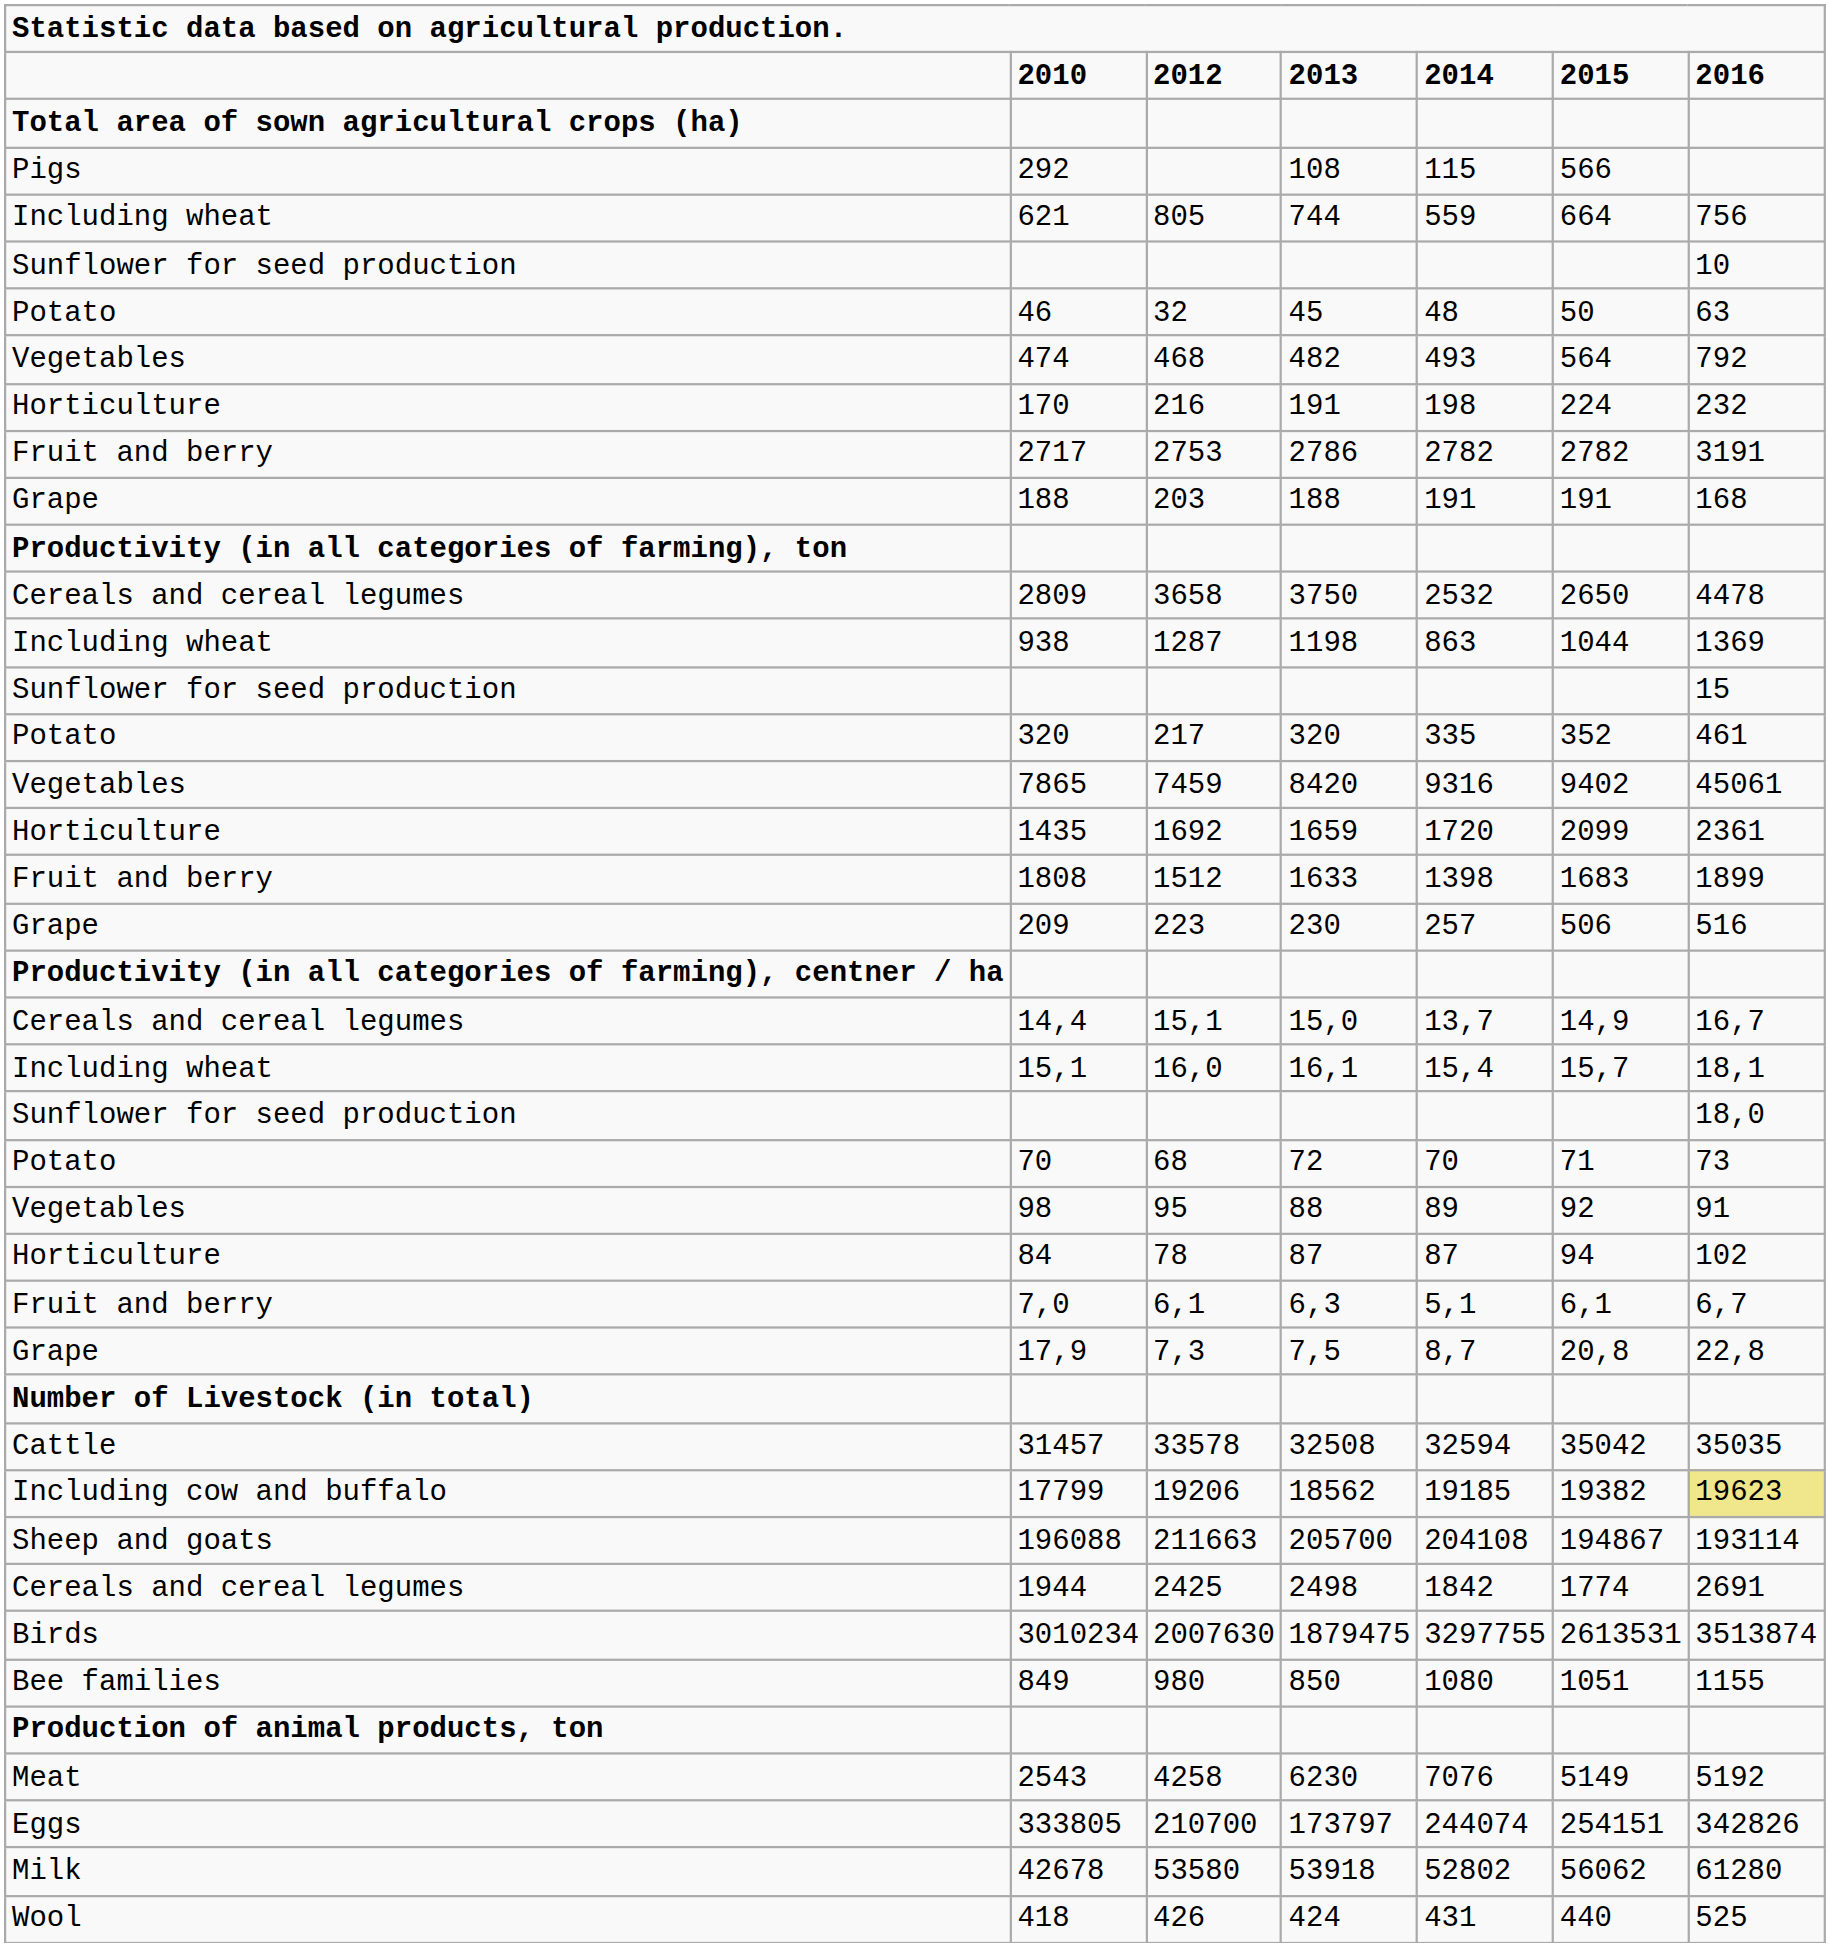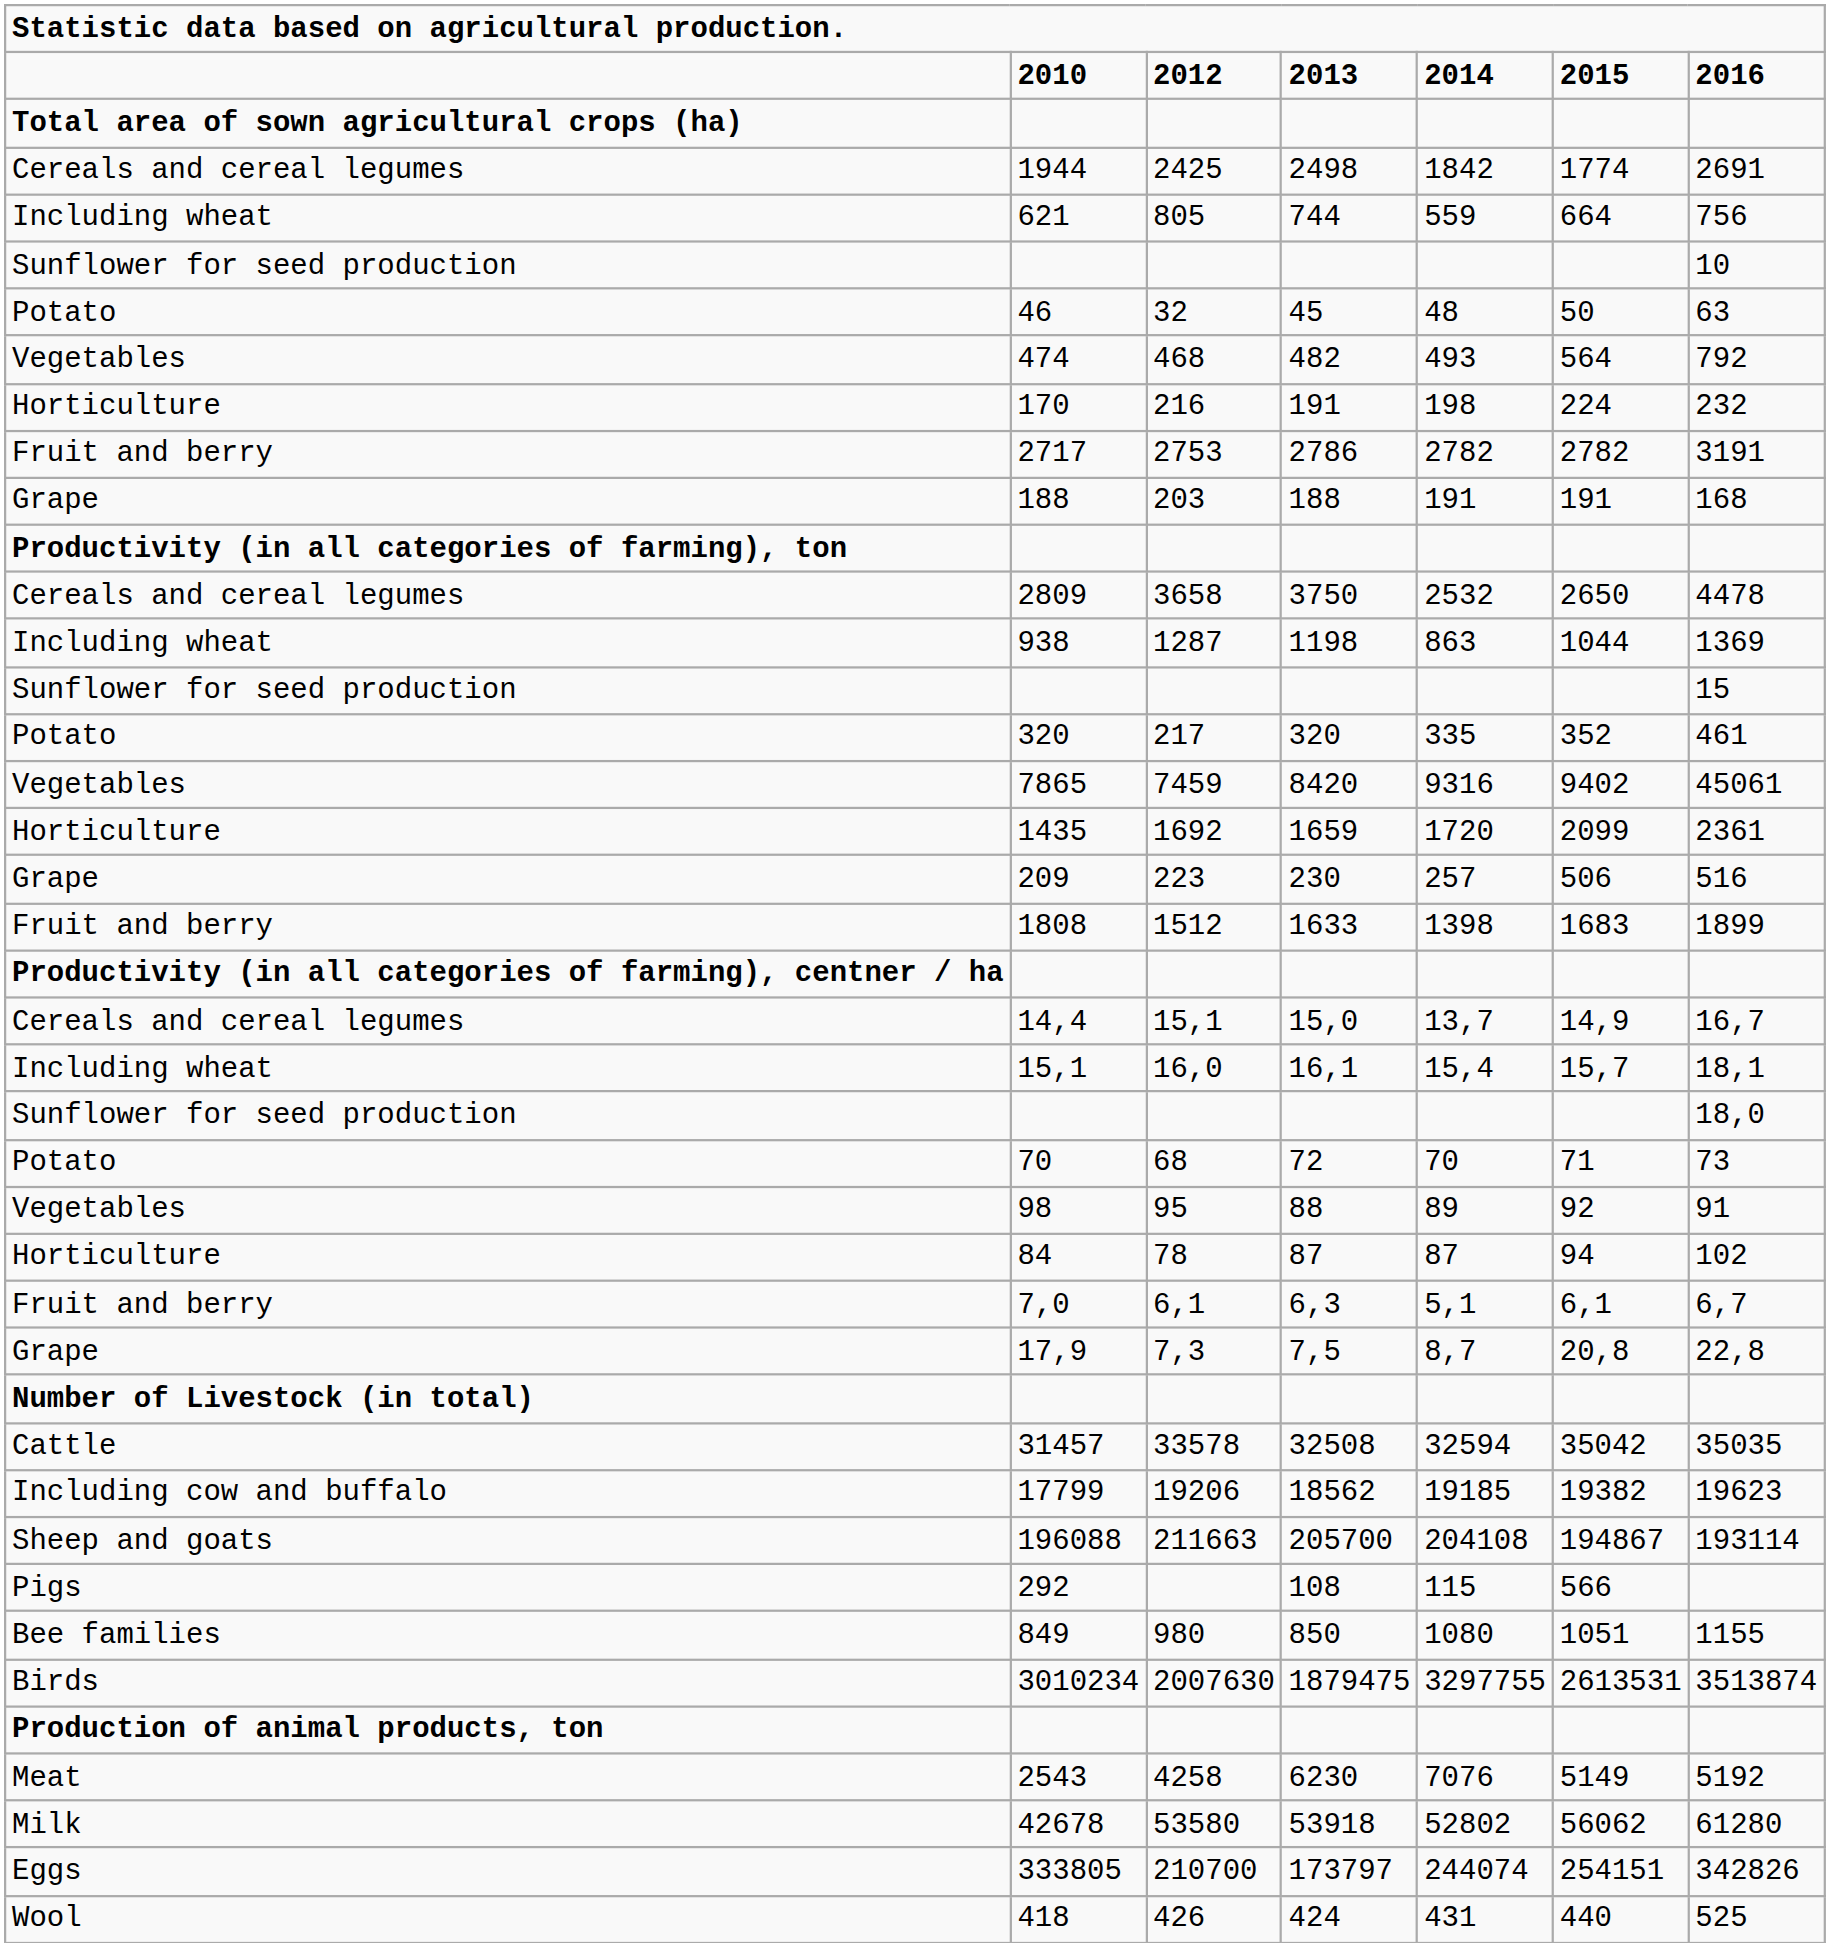rows swapped: (238, 1588) <-> (47, 170)
rows swapped: (143, 879) <-> (56, 926)
(1739, 1493) khaki background -> (1739, 1493) no background
rows swapped: (56, 1635) <-> (116, 1682)
rows swapped: (47, 1871) <-> (47, 1824)
